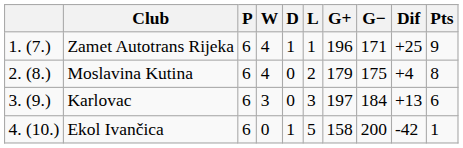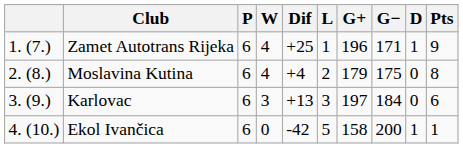columns swapped: (293, 18) <-> (409, 18)
